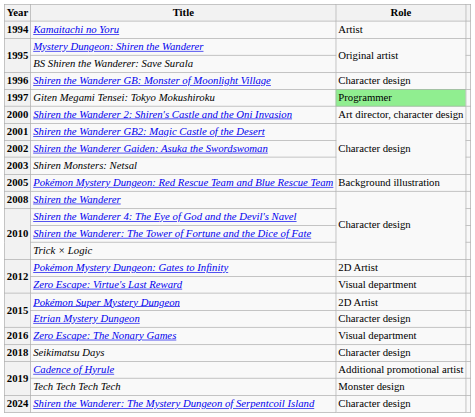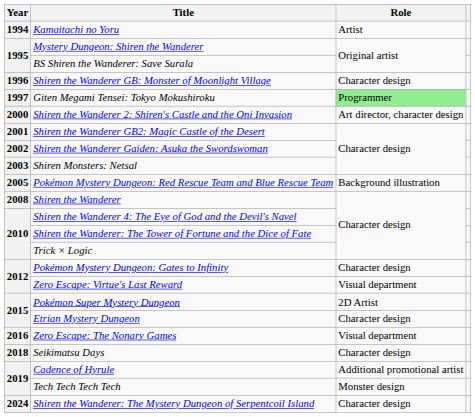(358, 268) 2D Artist -> (374, 268) Character design
